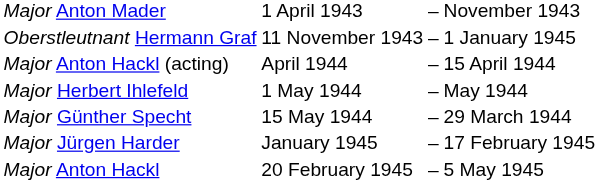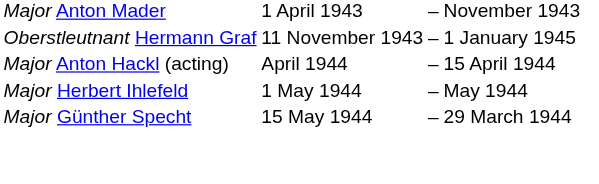- row: (92, 143)
- row: (82, 169)
